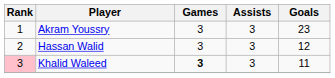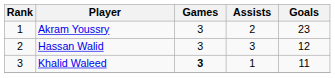(252, 30) 3 -> (252, 30) 2
(20, 64) pink background -> (20, 64) no background
(252, 64) 3 -> (252, 64) 1
